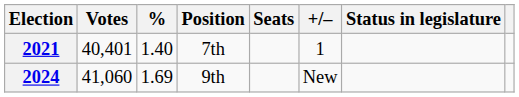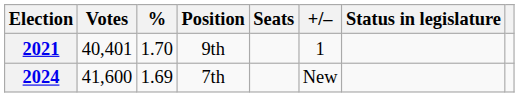(157, 48) 1.40 -> (157, 48) 1.70
(213, 48) 7th -> (213, 48) 9th
(107, 77) 41,060 -> (107, 77) 41,600
(213, 77) 9th -> (213, 77) 7th
